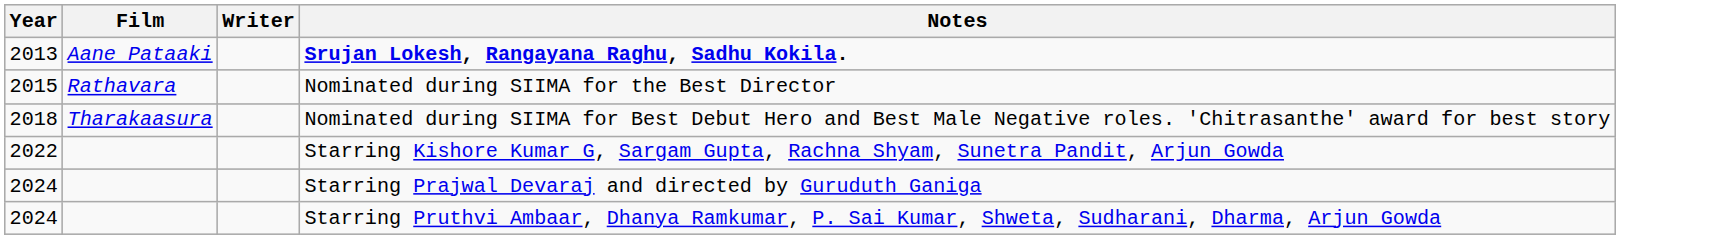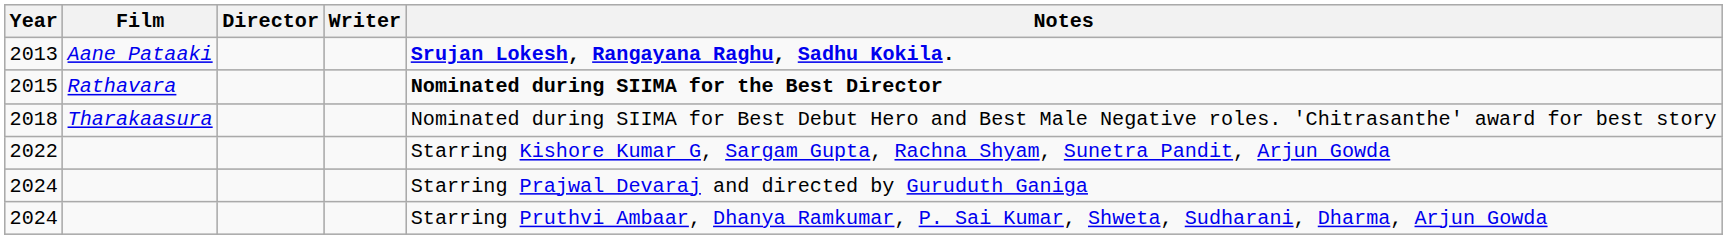+ column: (271, 21)
(570, 87) normal -> (677, 87) bold
